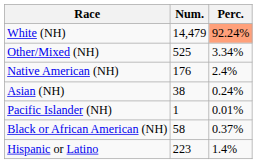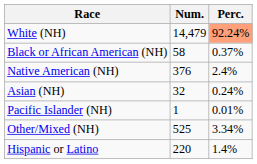rows swapped: (87, 129) <-> (53, 52)
(182, 71) 176 -> (182, 71) 376
(179, 91) 38 -> (179, 91) 32
(182, 149) 223 -> (182, 149) 220
